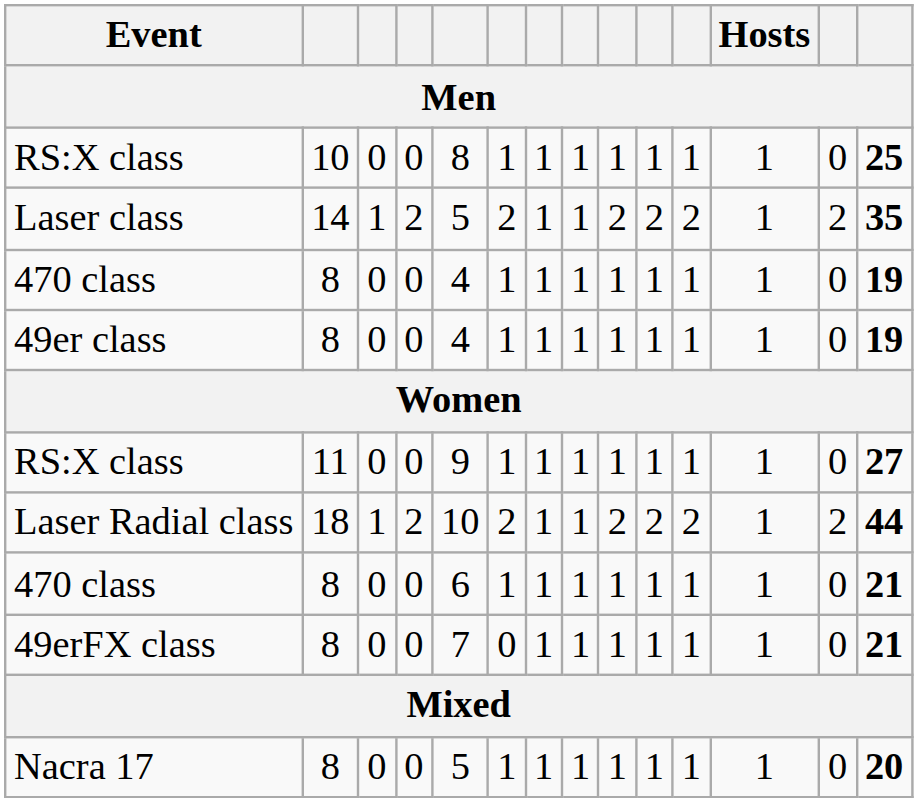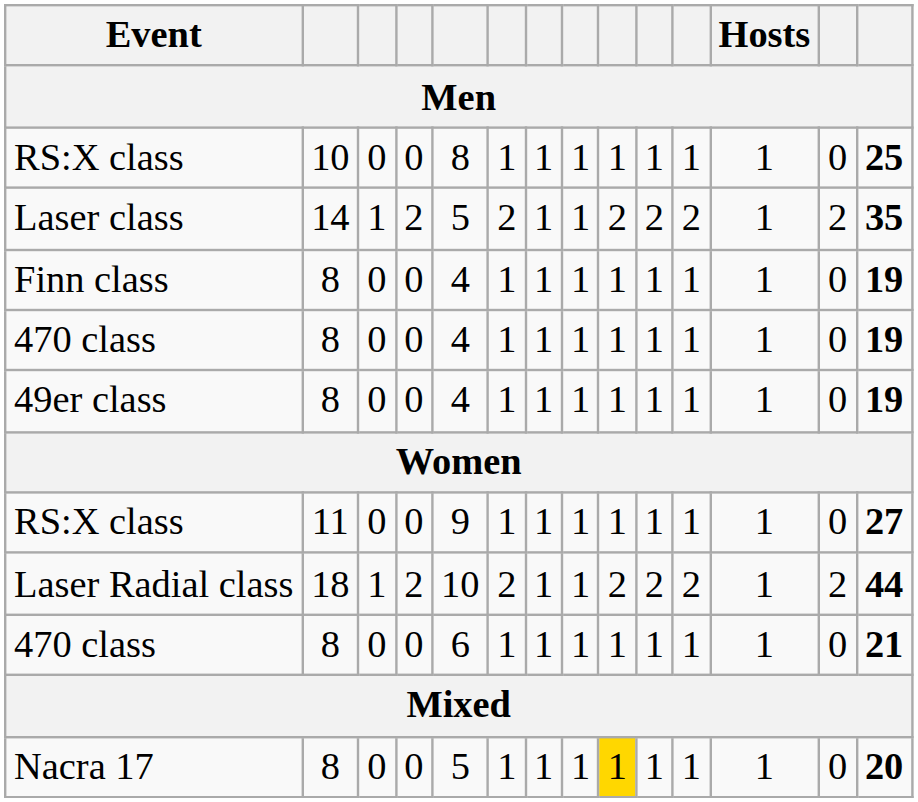+ row: (91, 278)
- row: (115, 643)
(617, 765) no background -> (617, 765) gold background
